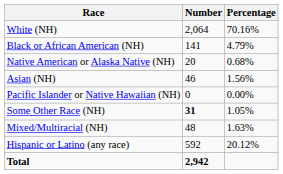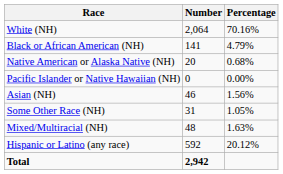rows swapped: (31, 78) <-> (93, 95)
(190, 111) bold -> (190, 111) normal
